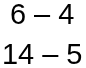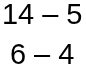rows swapped: (42, 14) <-> (42, 54)
